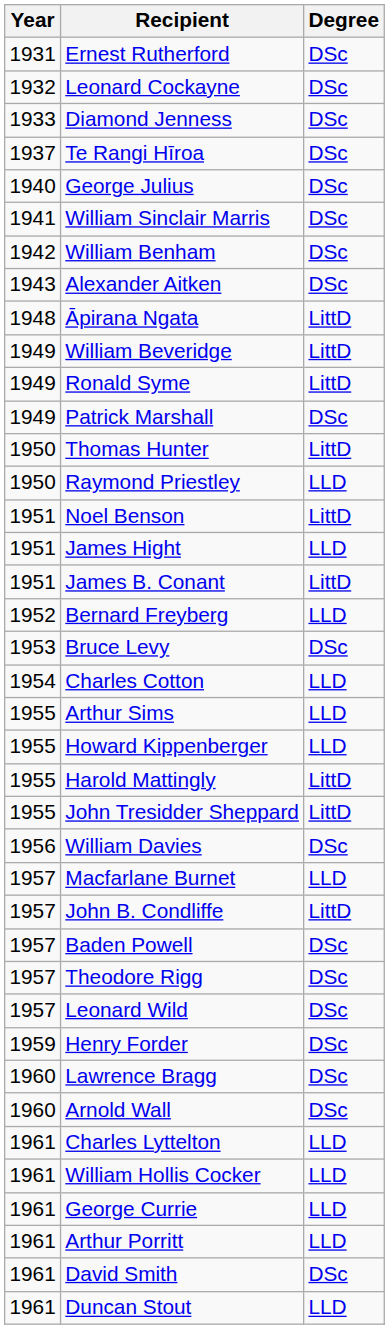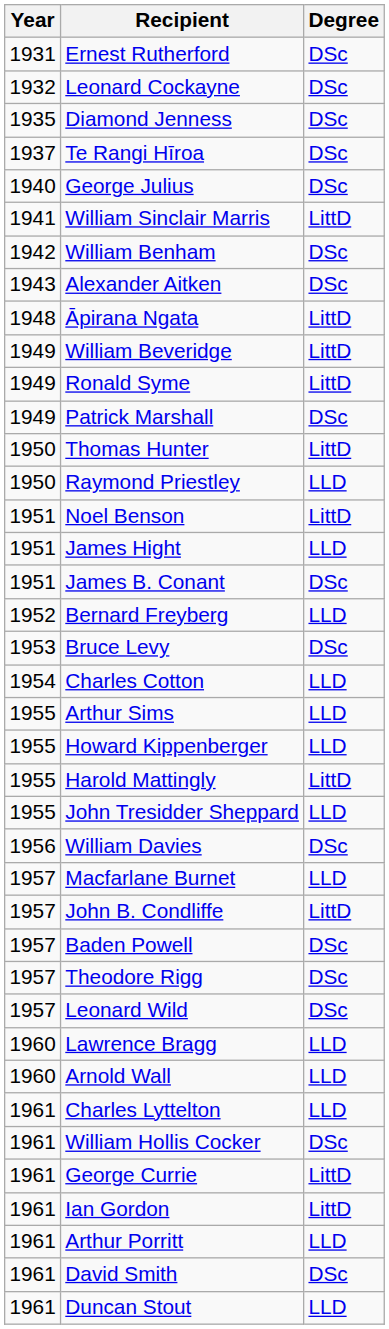(33, 119) 1933 -> (33, 119) 1935
(328, 218) DSc -> (330, 218) LittD
(330, 581) LittD -> (328, 581) DSc
(330, 812) LittD -> (328, 812) LLD
- row: (127, 1043)
(328, 1076) DSc -> (328, 1043) LLD
(328, 1109) DSc -> (328, 1076) LLD
(328, 1175) LLD -> (328, 1142) DSc
(328, 1208) LLD -> (330, 1175) LittD
+ row: (117, 1208)
